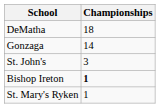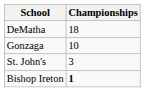(88, 45) 14 -> (74, 45) 10
- row: (43, 95)
